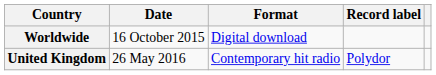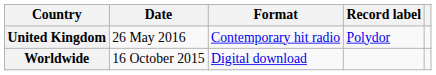rows swapped: (57, 37) <-> (57, 59)
